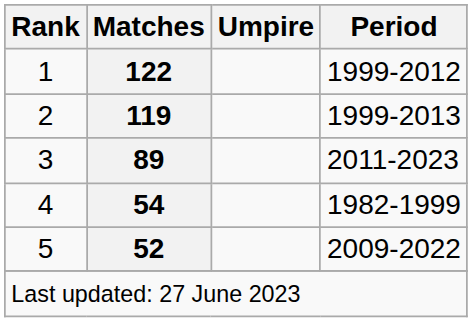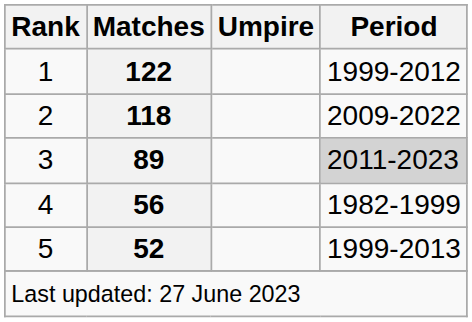(149, 115) 119 -> (149, 115) 118
(394, 115) 1999-2013 -> (394, 115) 2009-2022
(393, 159) no background -> (393, 159) lightgrey background
(149, 204) 54 -> (149, 204) 56
(394, 248) 2009-2022 -> (394, 248) 1999-2013
